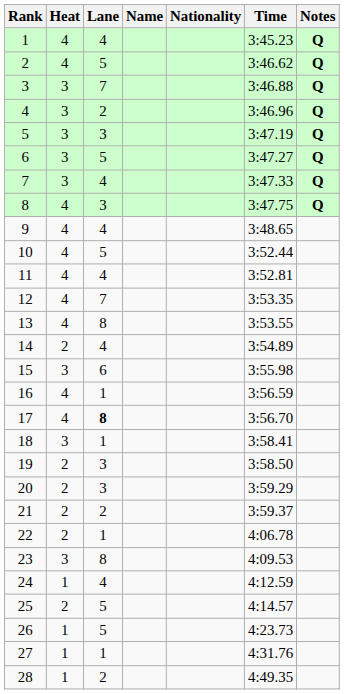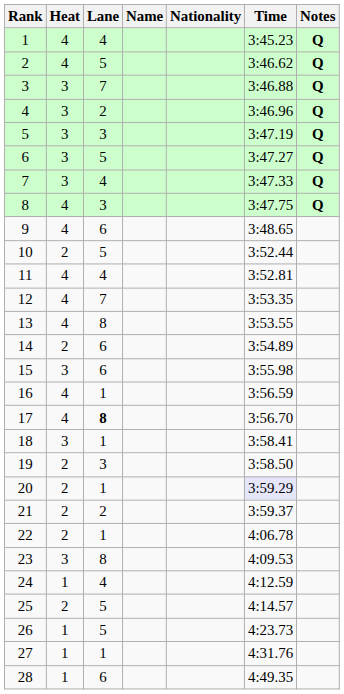(103, 228) 4 -> (103, 228) 6
(65, 252) 4 -> (65, 252) 2
(103, 346) 4 -> (103, 346) 6
(103, 488) 3 -> (103, 488) 1
(271, 488) no background -> (271, 488) lavender background
(103, 677) 2 -> (103, 677) 6
